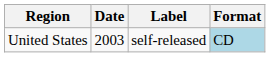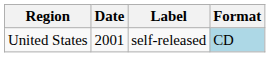(109, 39) 2003 -> (109, 39) 2001
